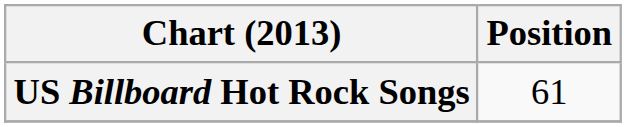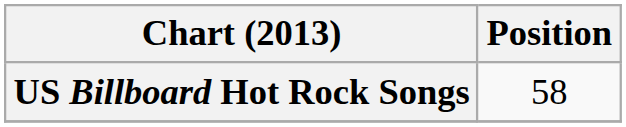(549, 91) 61 -> (549, 91) 58
